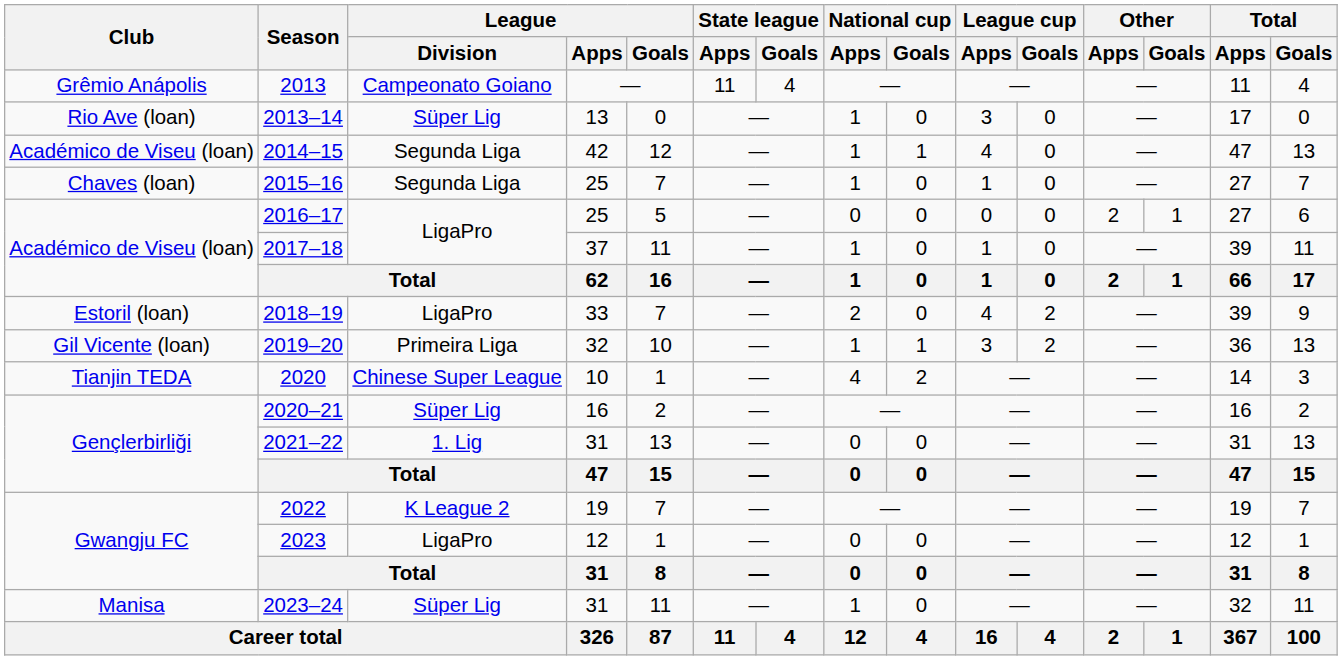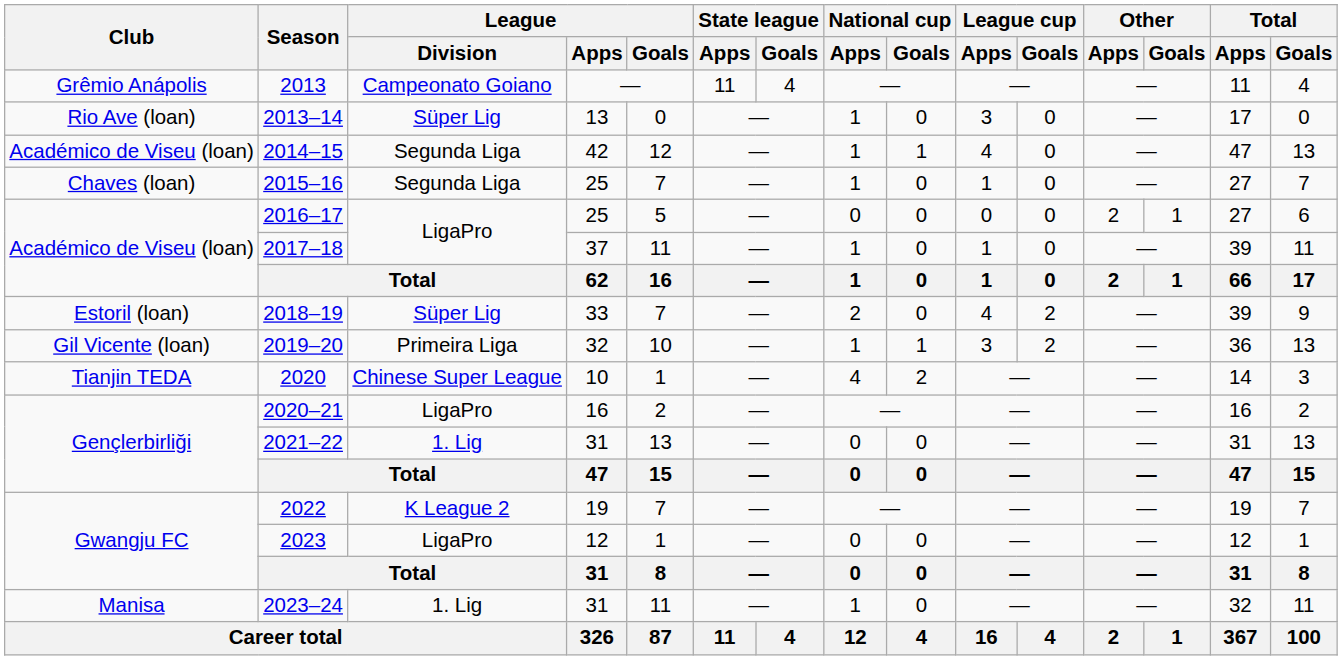(457, 313) LigaPro -> (457, 313) Süper Lig
(457, 410) Süper Lig -> (457, 410) LigaPro
(457, 605) Süper Lig -> (457, 605) 1. Lig
